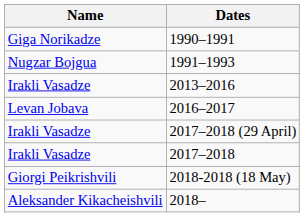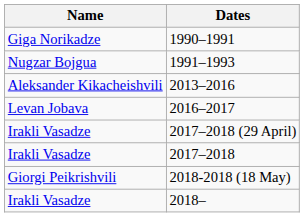(49, 85) Irakli Vasadze -> (85, 85) Aleksander Kikacheishvili
(85, 200) Aleksander Kikacheishvili -> (49, 200) Irakli Vasadze
